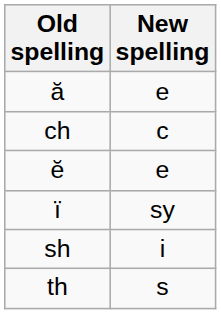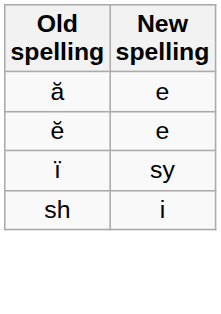- row: (57, 130)
- row: (57, 288)
